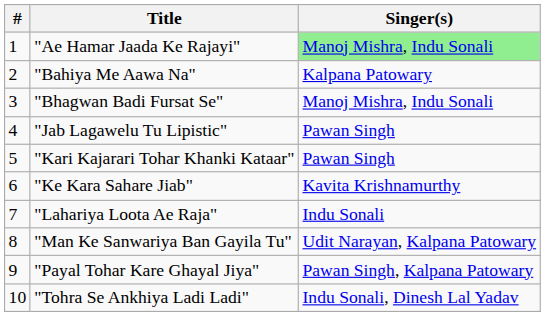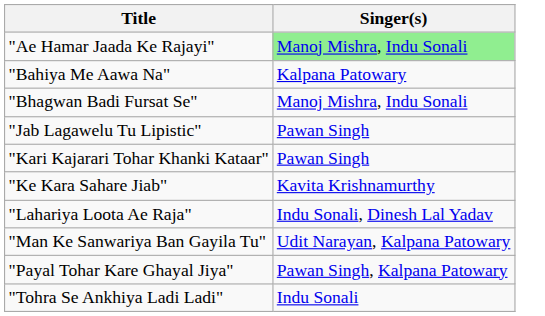- column: (17, 18)
(343, 213) Indu Sonali -> (385, 213) Indu Sonali, Dinesh Lal Yadav
(411, 297) Indu Sonali, Dinesh Lal Yadav -> (318, 297) Indu Sonali
